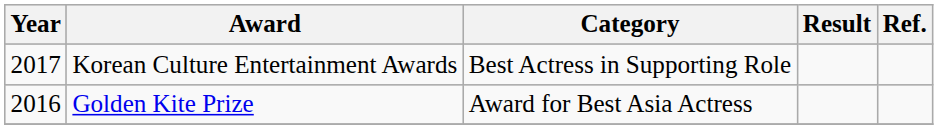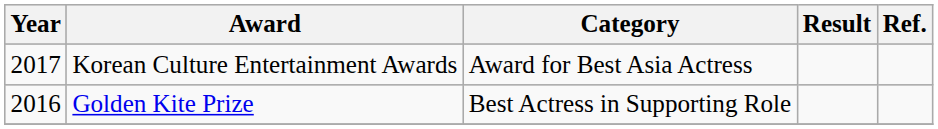(630, 64) Best Actress in Supporting Role -> (611, 64) Award for Best Asia Actress
(611, 104) Award for Best Asia Actress -> (630, 104) Best Actress in Supporting Role
